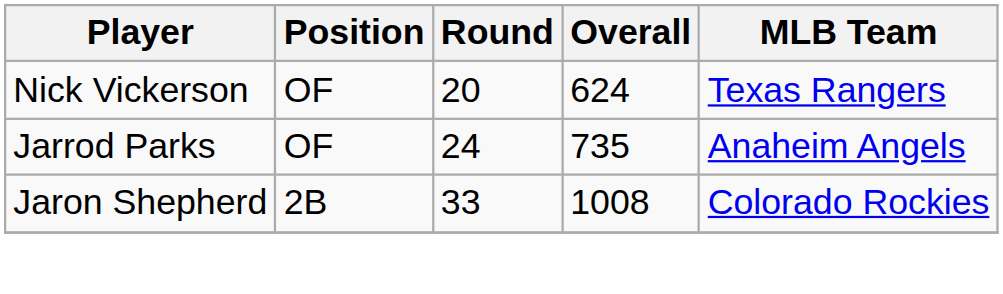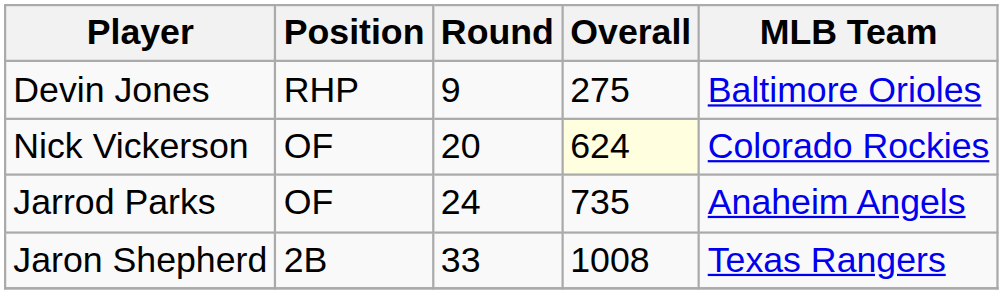+ row: (112, 89)
(600, 89) no background -> (600, 145) lightyellow background
(827, 89) Texas Rangers -> (849, 145) Colorado Rockies
(849, 202) Colorado Rockies -> (827, 259) Texas Rangers
